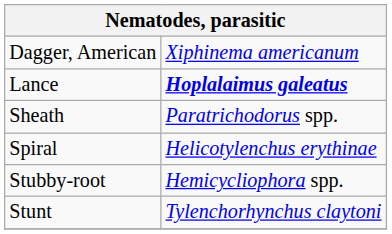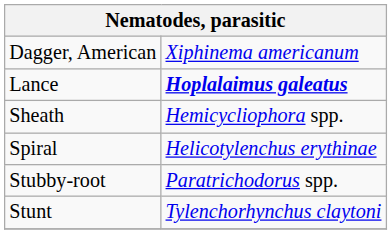(252, 116) Paratrichodorus spp. -> (255, 116) Hemicycliophora spp.
(255, 180) Hemicycliophora spp. -> (252, 180) Paratrichodorus spp.
